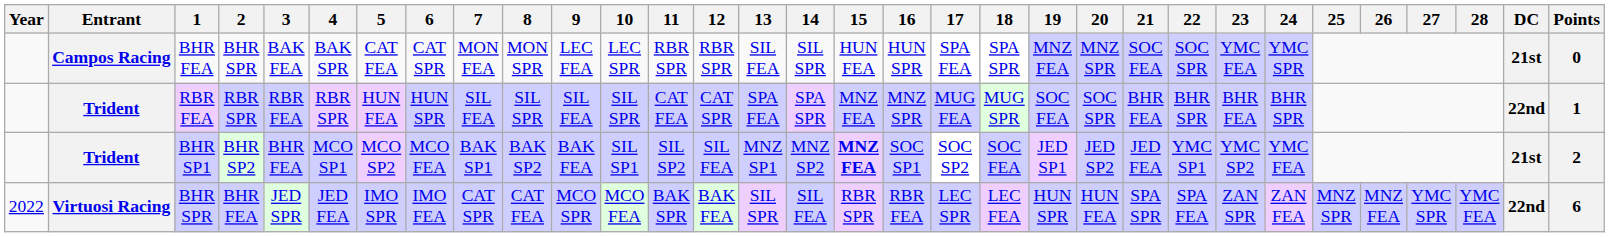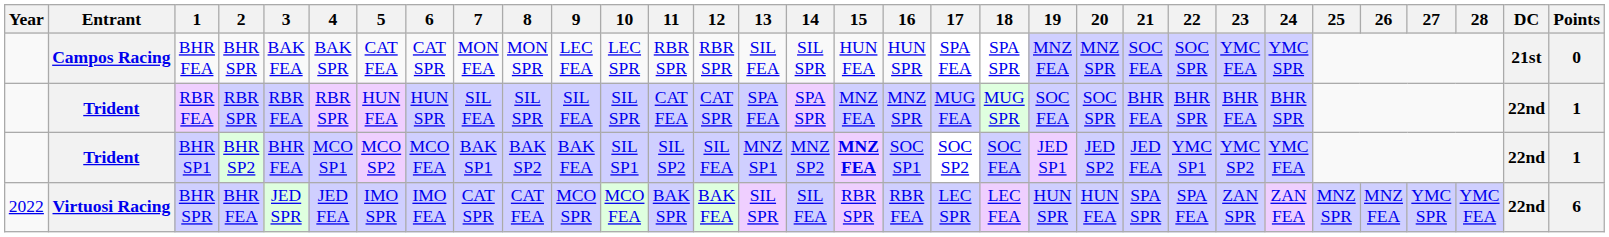(1526, 156) 21st -> (1526, 156) 22nd
(1577, 156) 2 -> (1577, 156) 1
